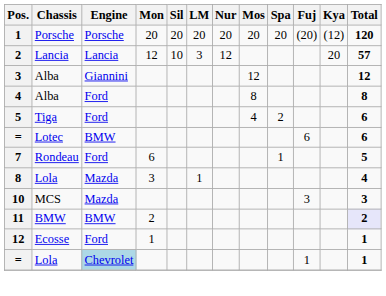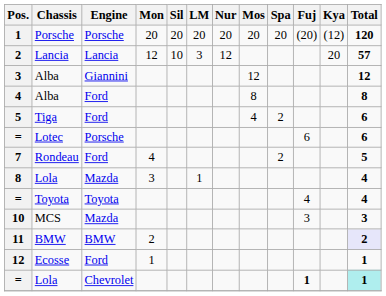(100, 137) BMW -> (104, 137) Porsche
(152, 158) 6 -> (152, 158) 4
(281, 158) 1 -> (281, 158) 2
+ row: (18, 198)
(109, 260) lightblue background -> (109, 280) no background
(307, 260) normal -> (307, 280) bold
(364, 260) no background -> (364, 280) paleturquoise background
